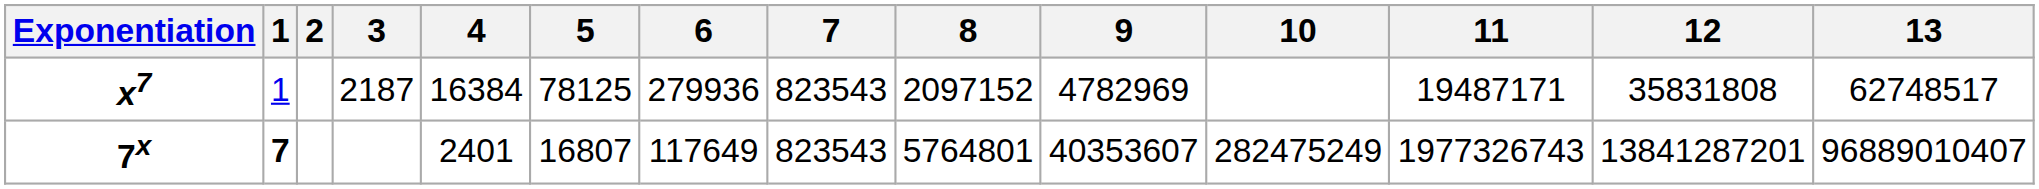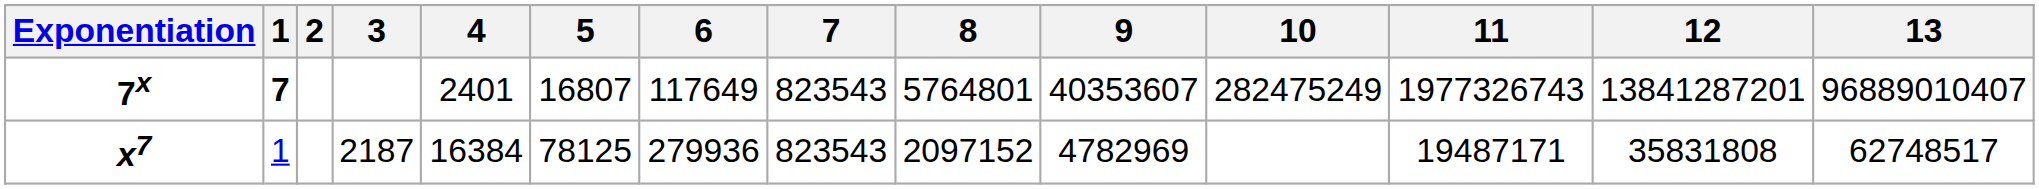rows swapped: (134, 151) <-> (134, 88)
